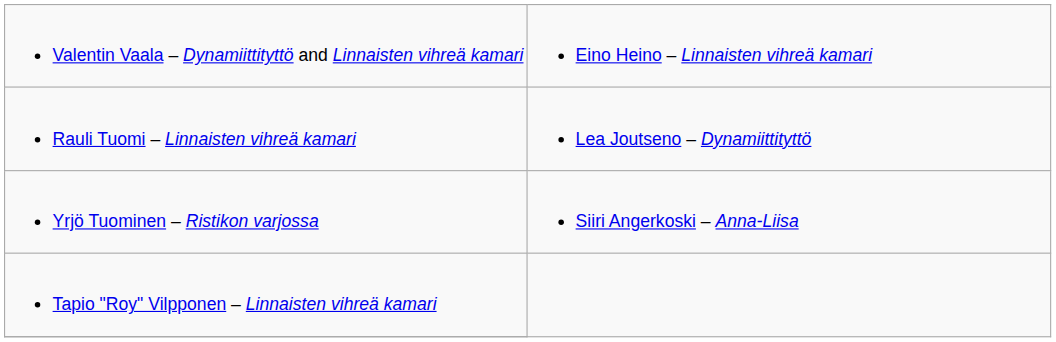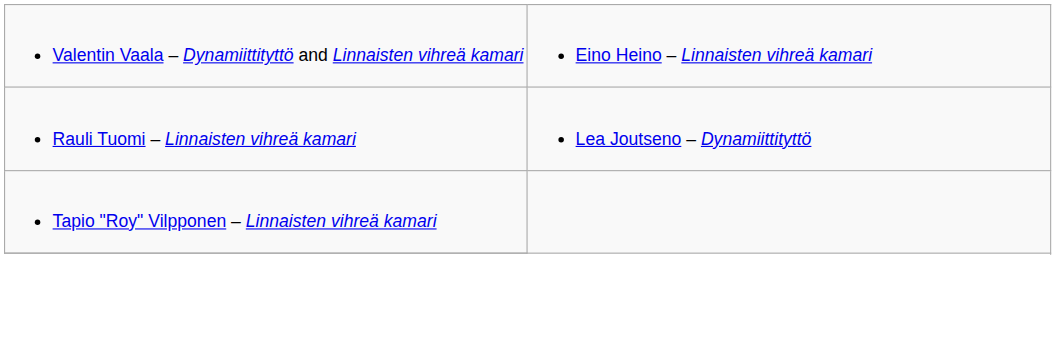- row: (266, 222)
